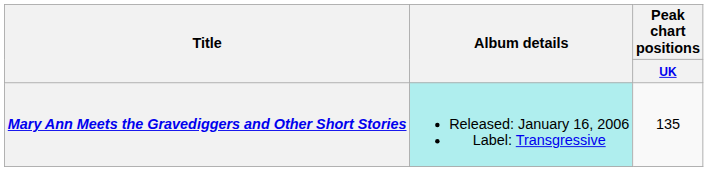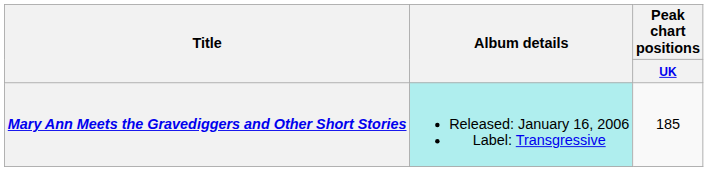(668, 124) 135 -> (668, 124) 185
